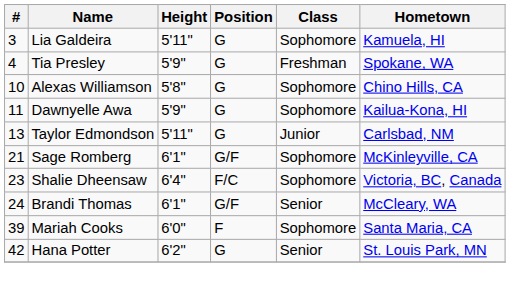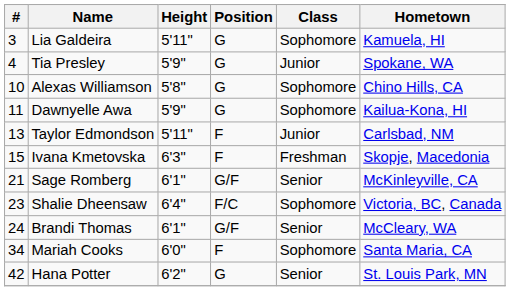(313, 63) Freshman -> (300, 63) Junior
(220, 134) G -> (219, 134) F
+ row: (88, 157)
(318, 157) Sophomore -> (301, 181) Senior
(16, 228) 39 -> (16, 251) 34
